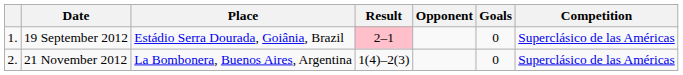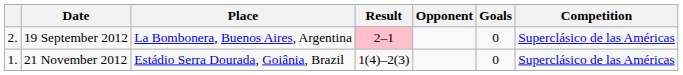(13, 38) 1. -> (13, 38) 2.
(239, 38) Estádio Serra Dourada, Goiânia, Brazil -> (243, 38) La Bombonera, Buenos Aires, Argentina
(13, 60) 2. -> (13, 60) 1.
(243, 60) La Bombonera, Buenos Aires, Argentina -> (239, 60) Estádio Serra Dourada, Goiânia, Brazil
